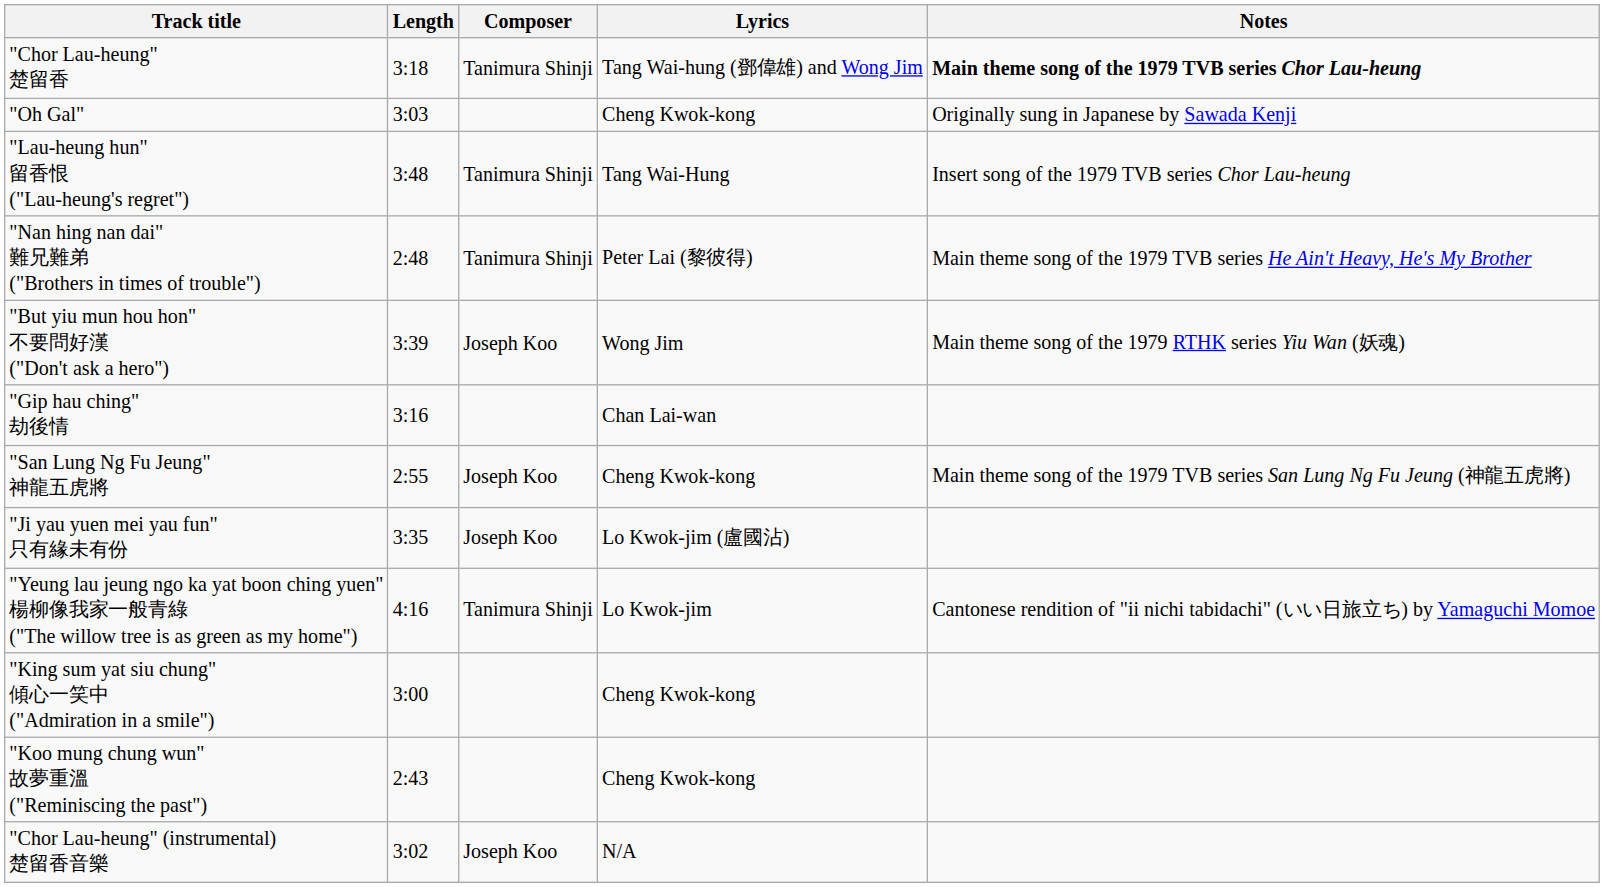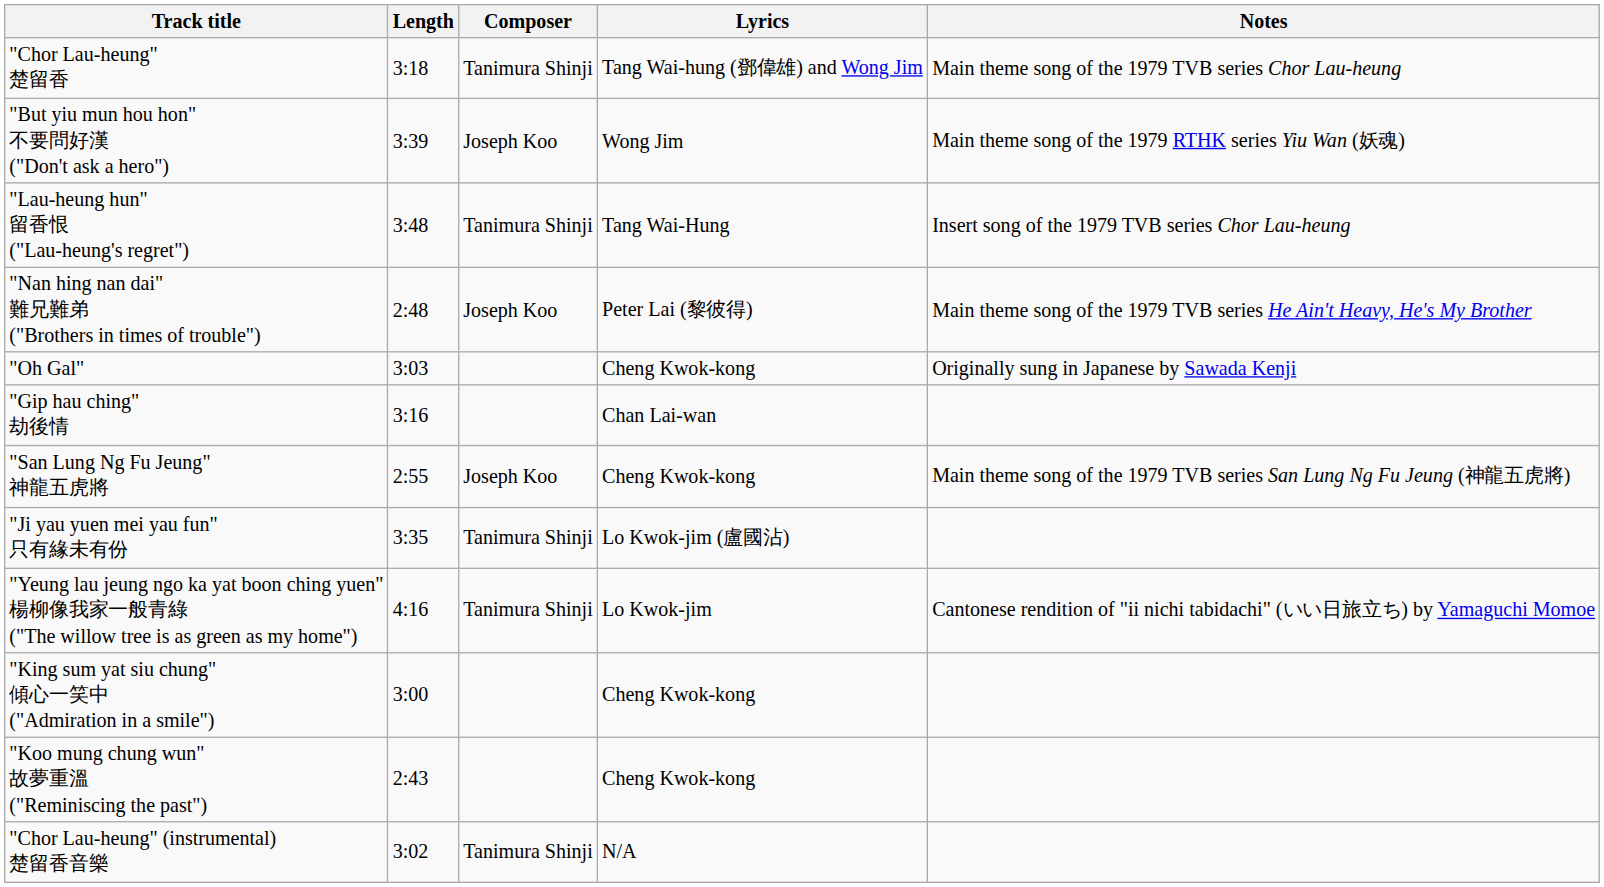(1177, 68) bold -> (1167, 68) normal
rows swapped: (47, 115) <-> (103, 343)
(528, 258) Tanimura Shinji -> (510, 309) Joseph Koo
(510, 537) Joseph Koo -> (528, 537) Tanimura Shinji
(510, 851) Joseph Koo -> (528, 851) Tanimura Shinji
